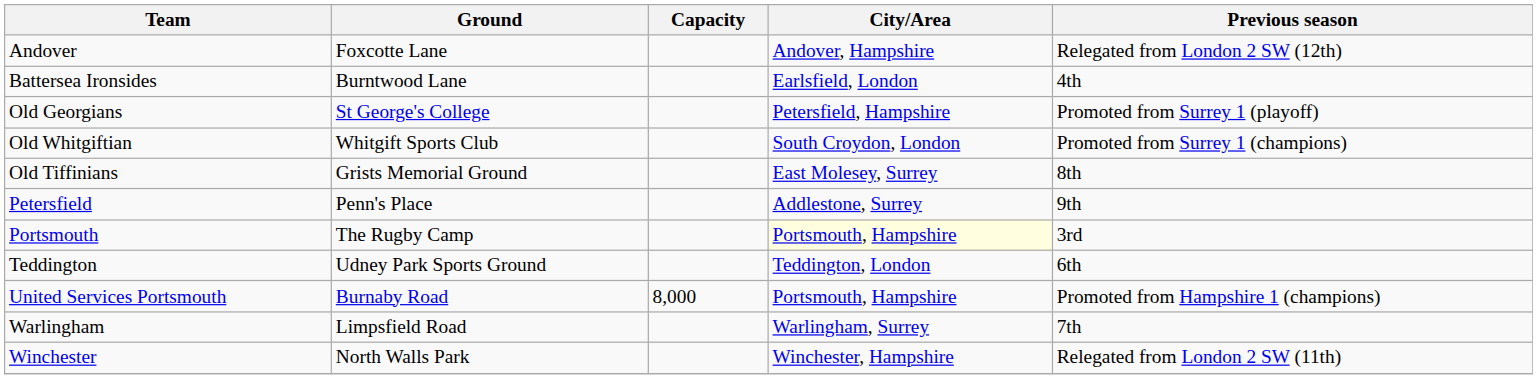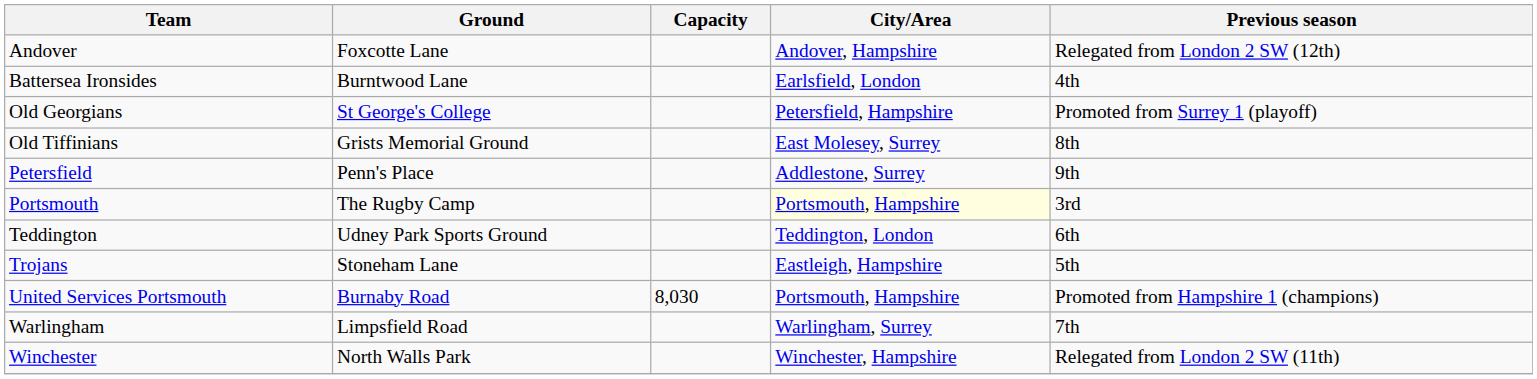- row: (70, 142)
+ row: (38, 265)
(674, 296) 8,000 -> (677, 296) 8,030
